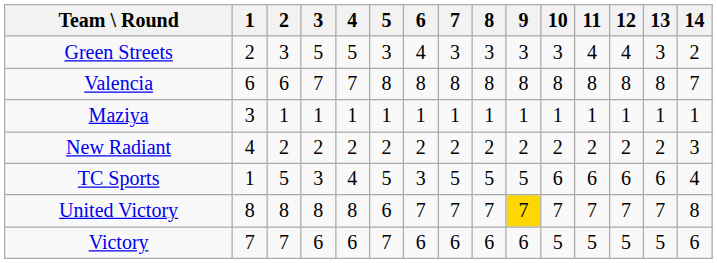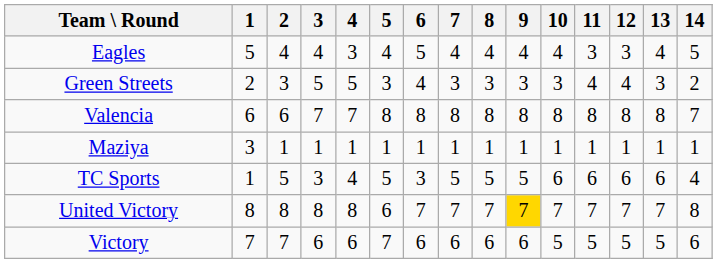+ row: (119, 52)
- row: (119, 147)
